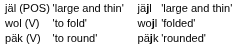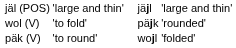(147, 23) wojl -> (148, 23) päjk
(178, 23) 'folded' -> (184, 23) 'rounded'
(148, 38) päjk -> (147, 38) wojl
(184, 38) 'rounded' -> (178, 38) 'folded'
